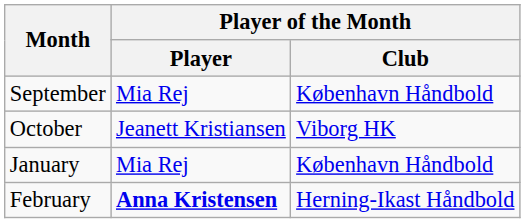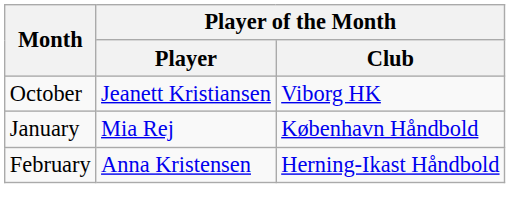- row: (58, 93)
(197, 199) bold -> (176, 164) normal
